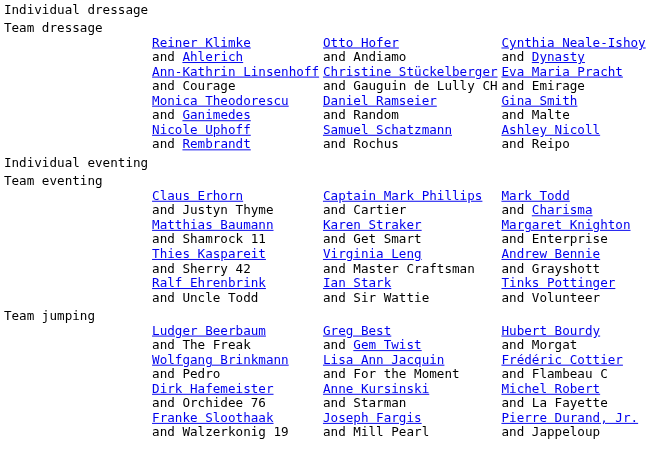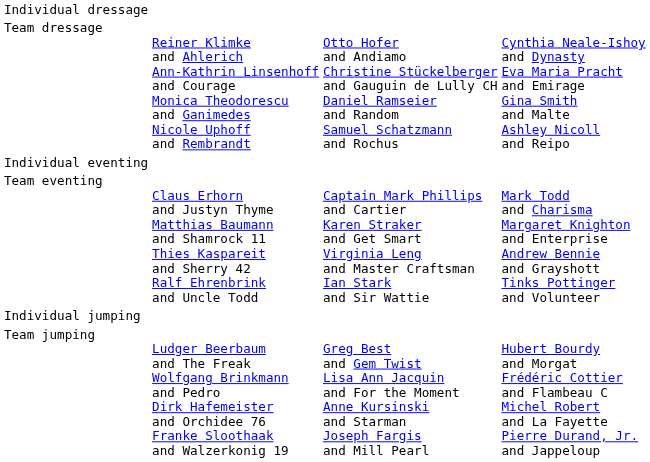+ row: (72, 316)
